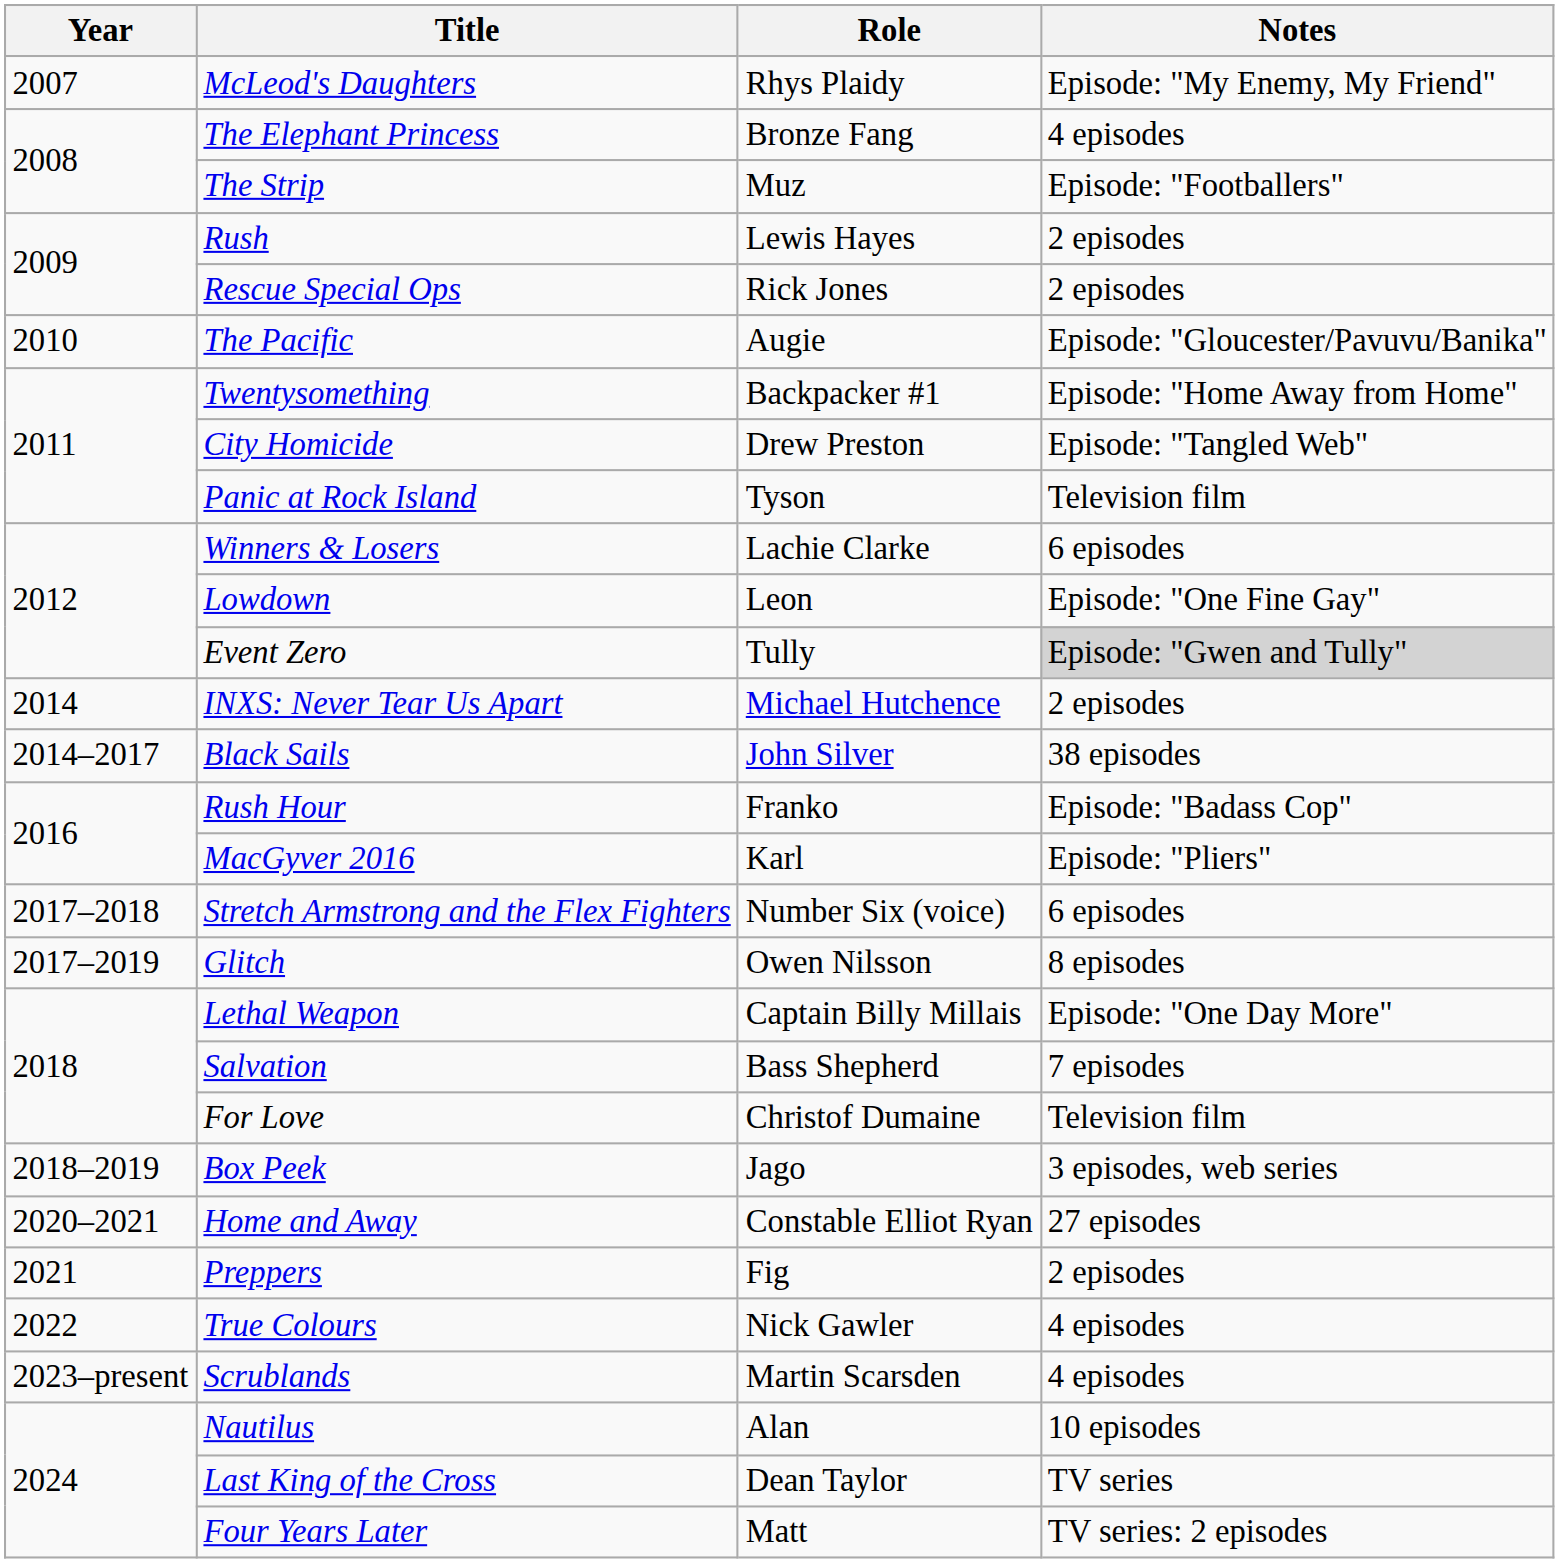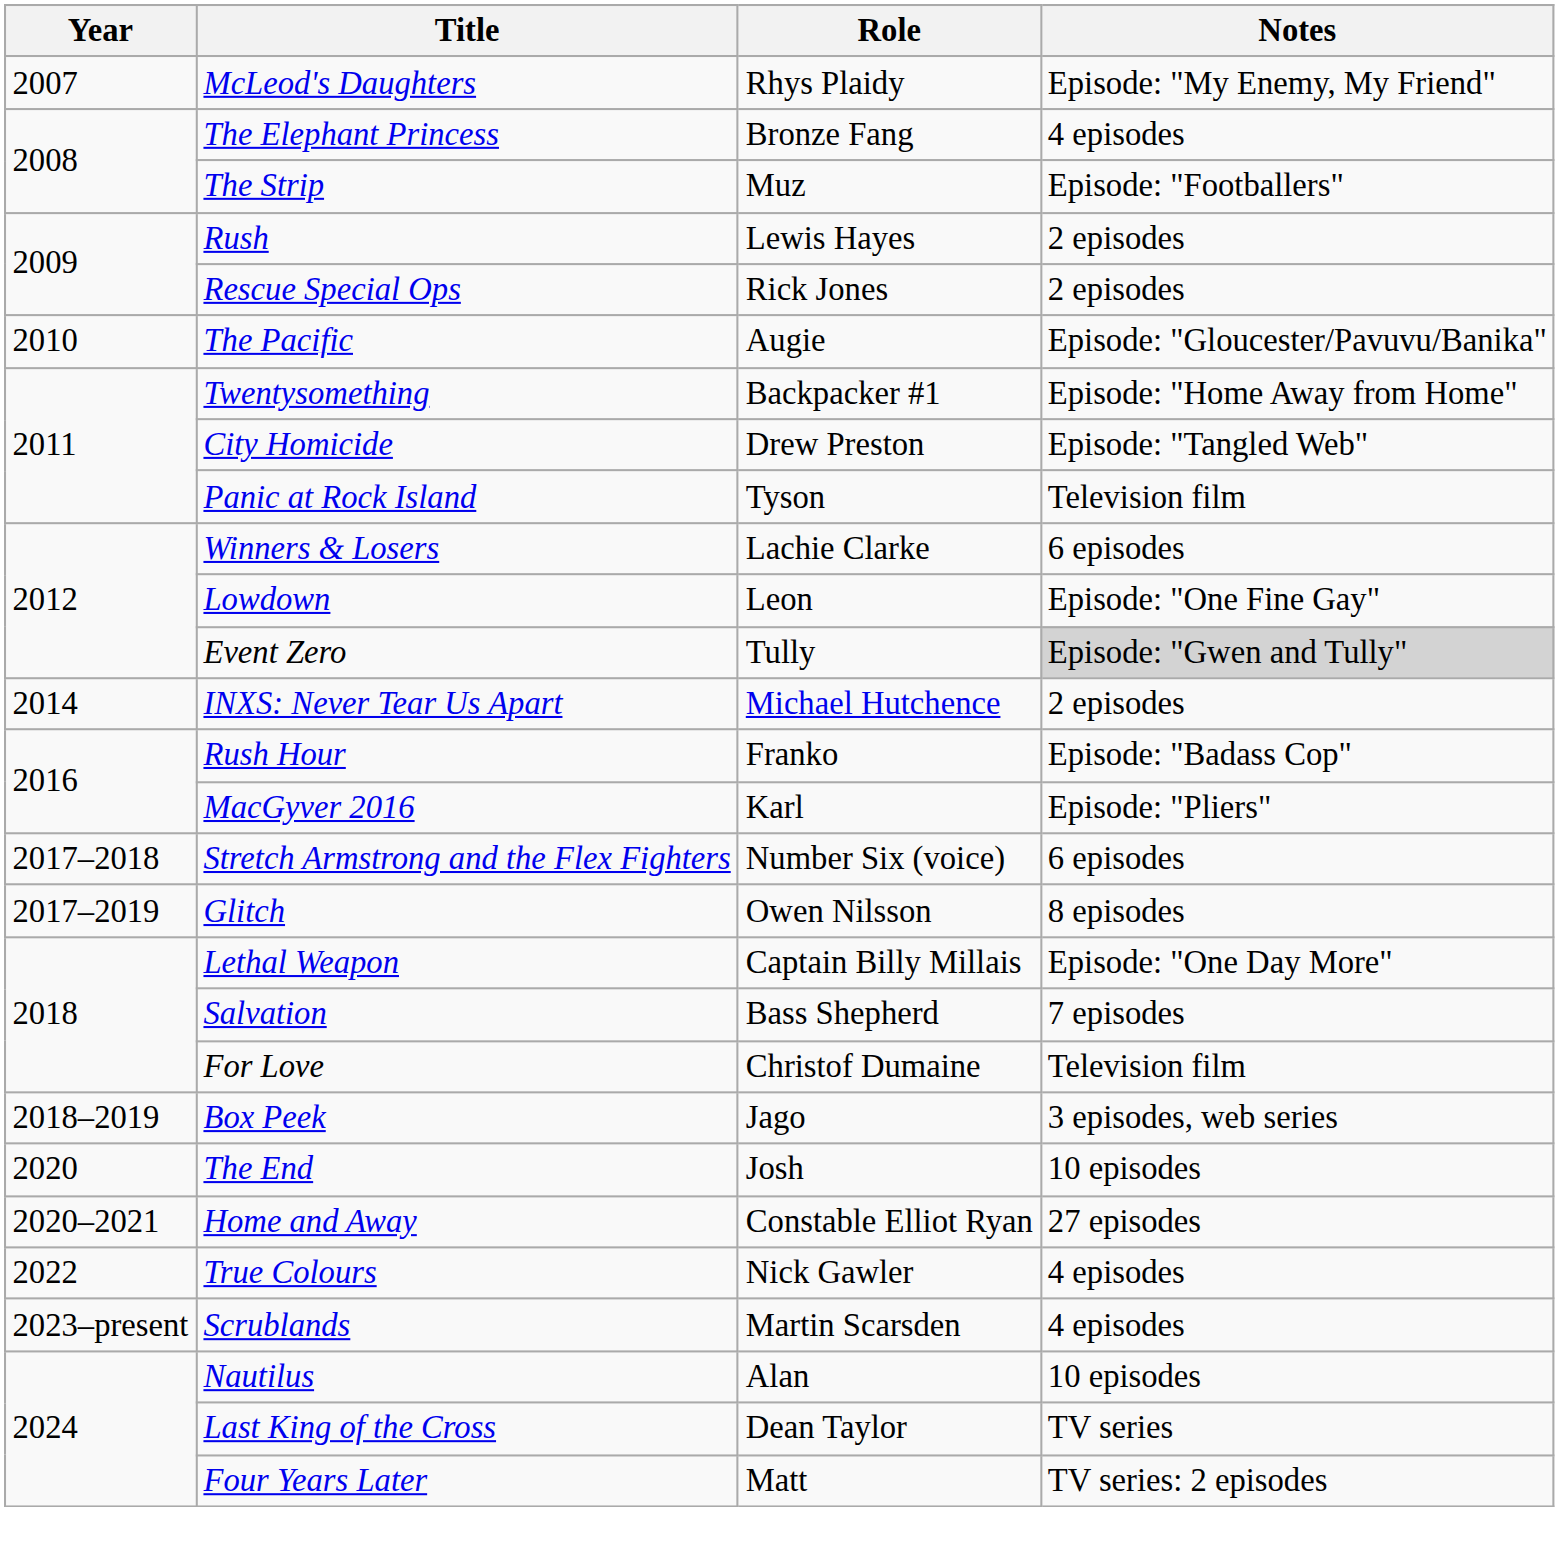- row: (276, 755)
+ row: (258, 1169)
- row: (263, 1272)
